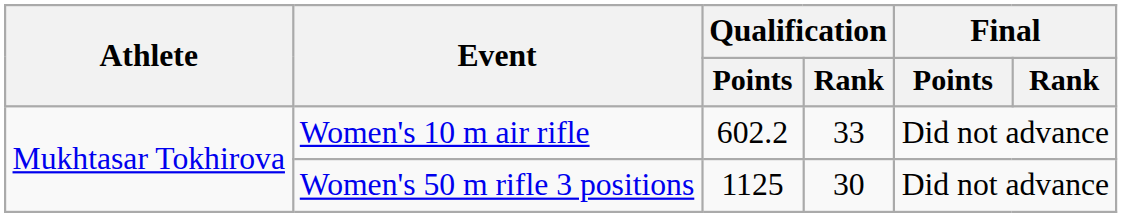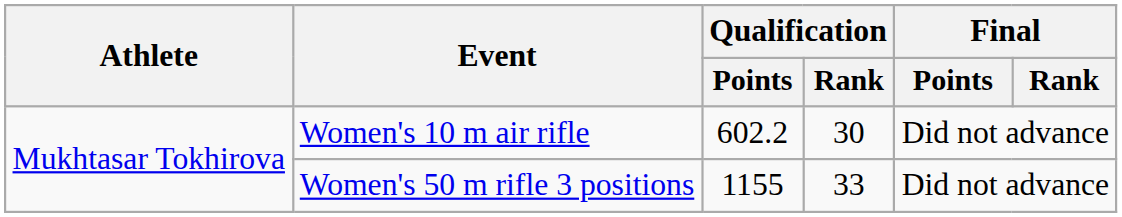(849, 132) 33 -> (849, 132) 30
(753, 184) 1125 -> (753, 184) 1155
(849, 184) 30 -> (849, 184) 33
